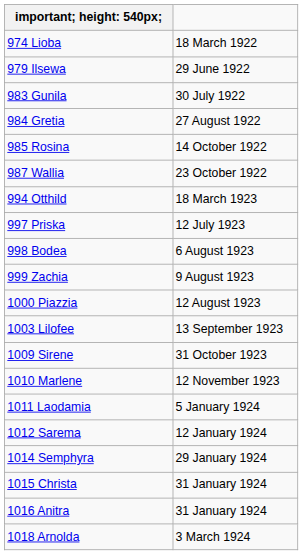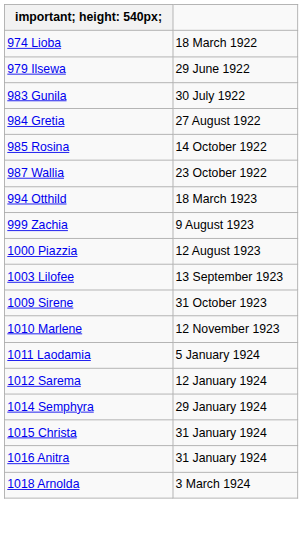- row: (36, 225)
- row: (37, 251)
